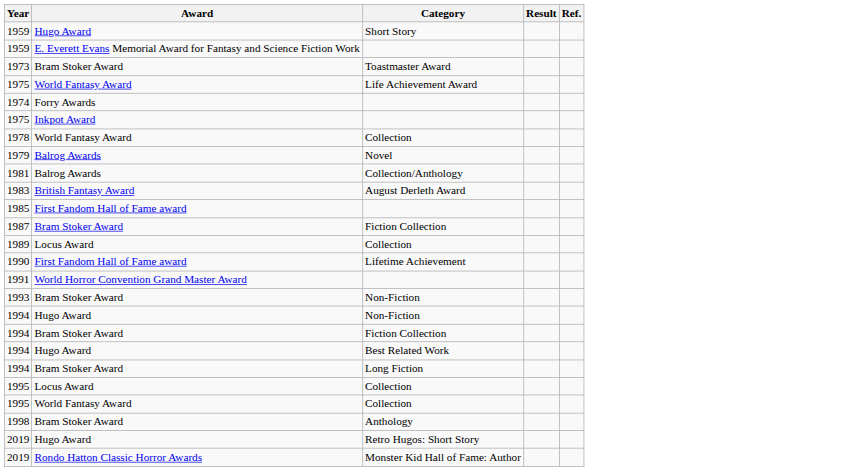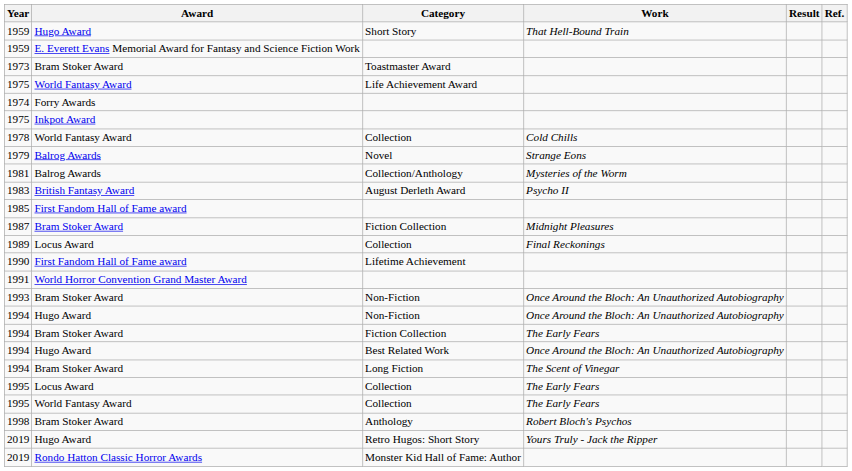+ column: (655, 13)
